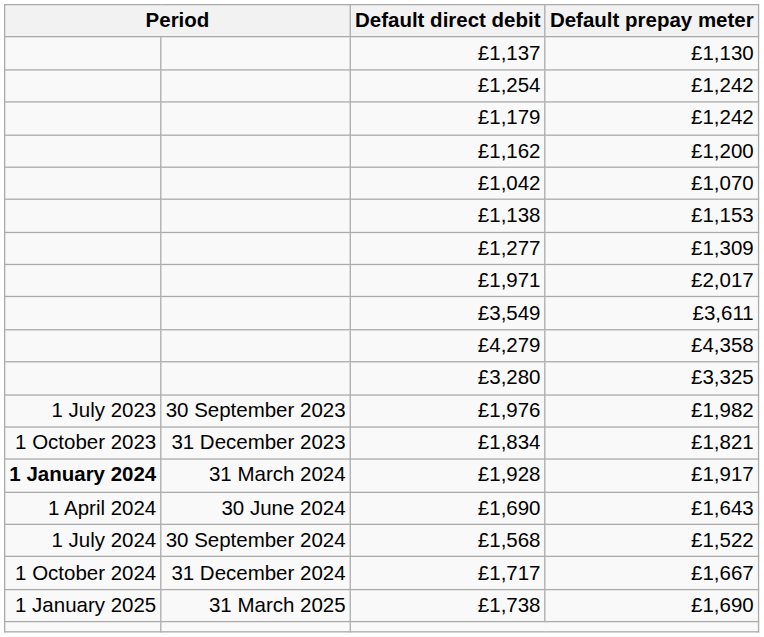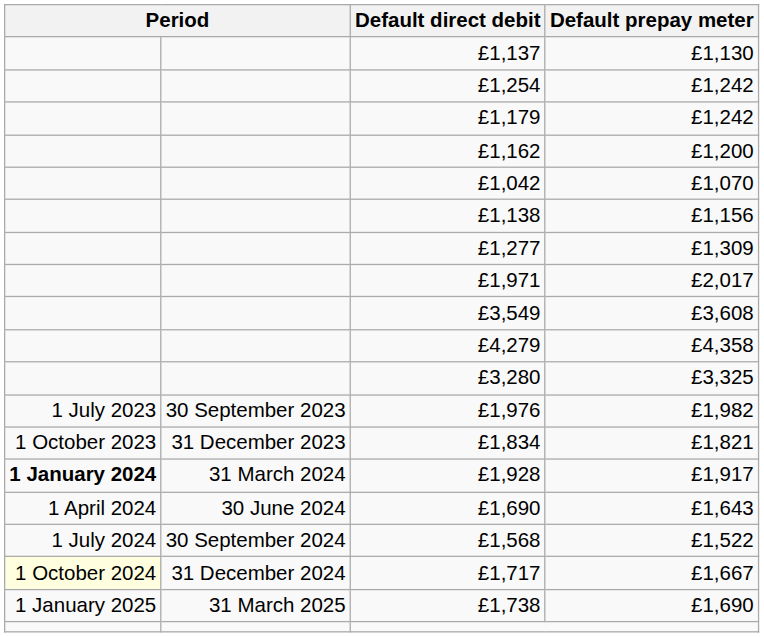(722, 215) £1,153 -> (722, 215) £1,156
(723, 313) £3,611 -> (722, 313) £3,608
(86, 572) no background -> (86, 572) lightyellow background
